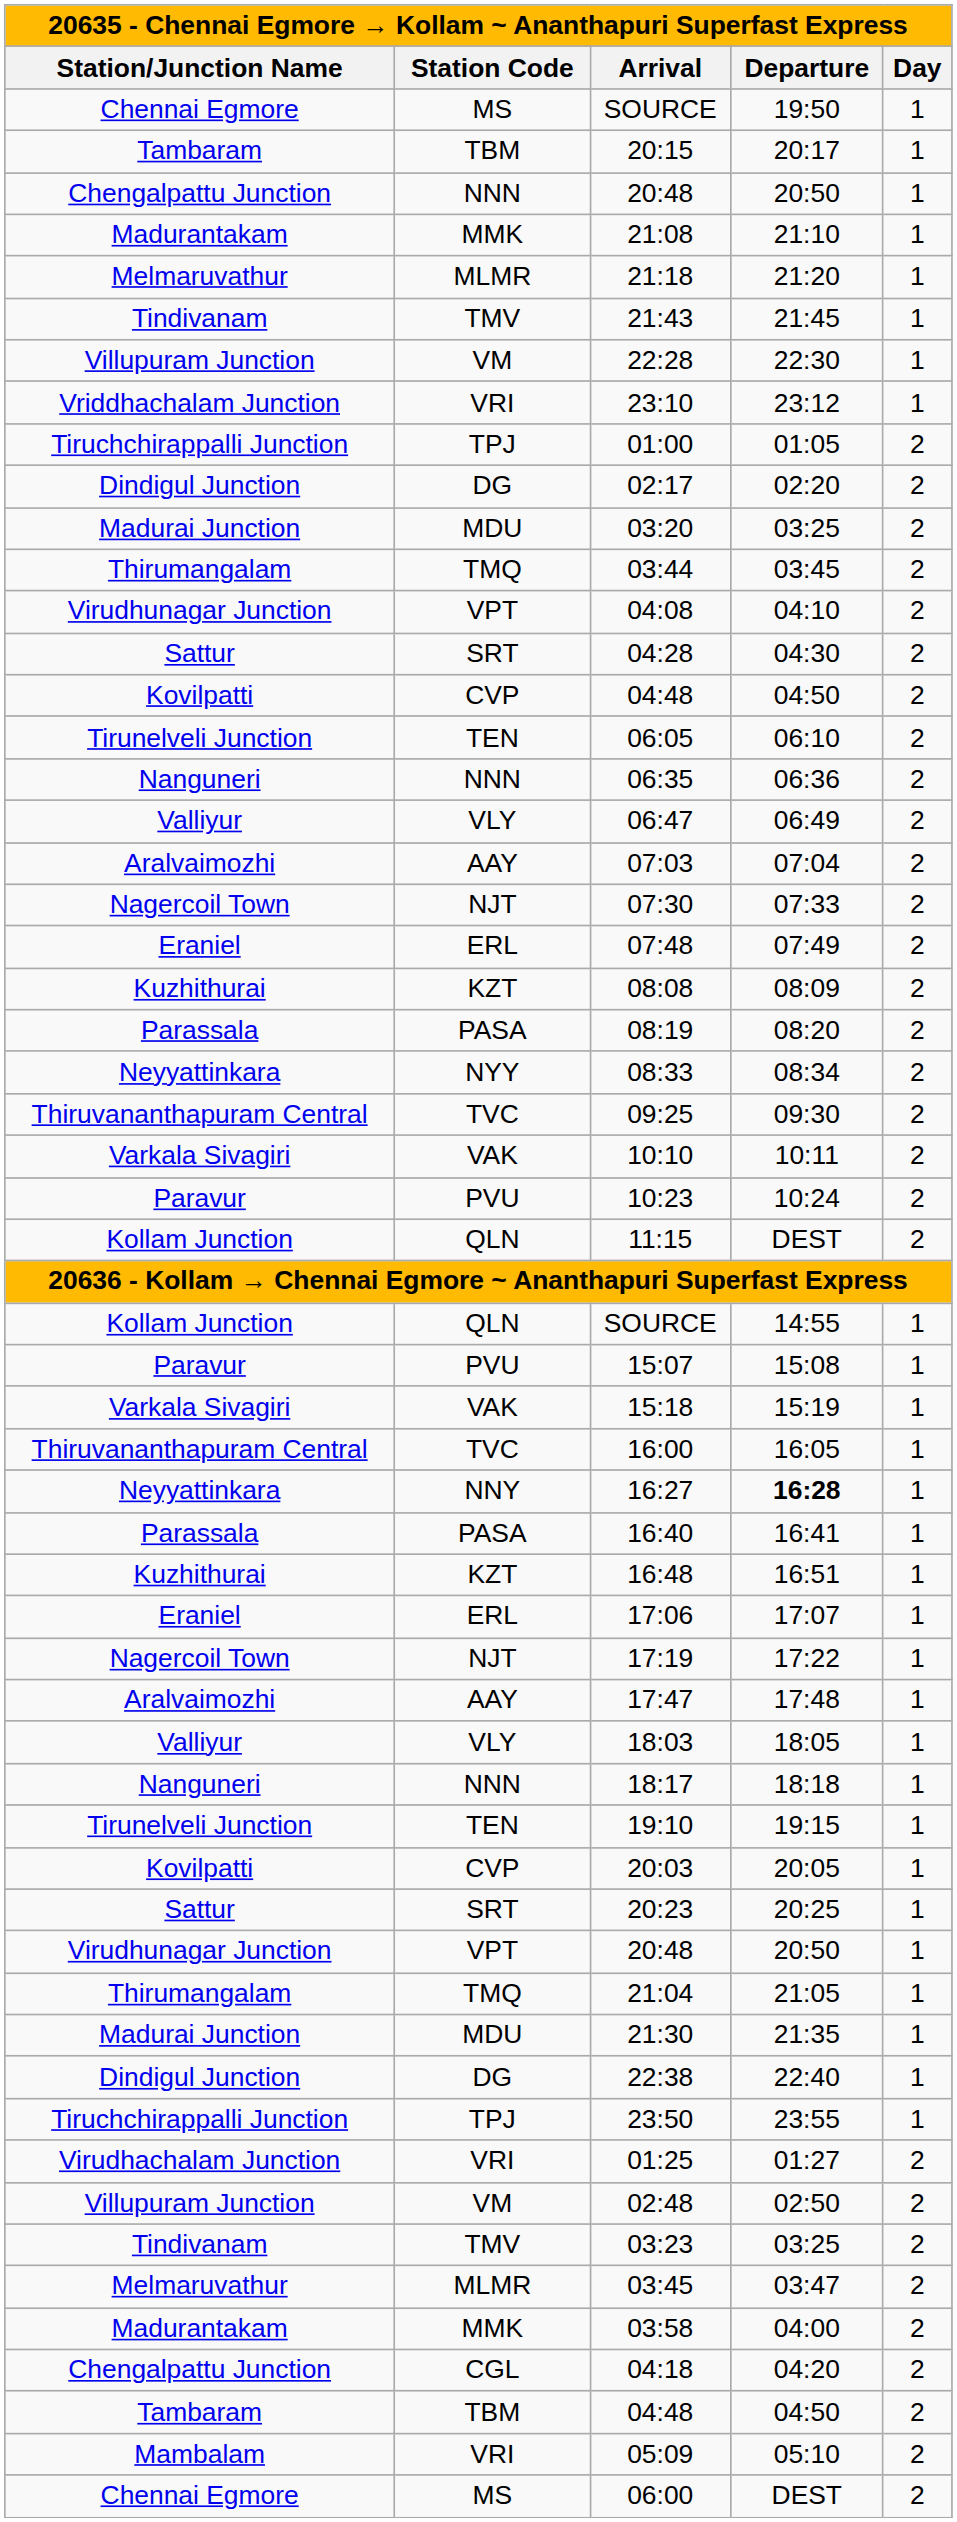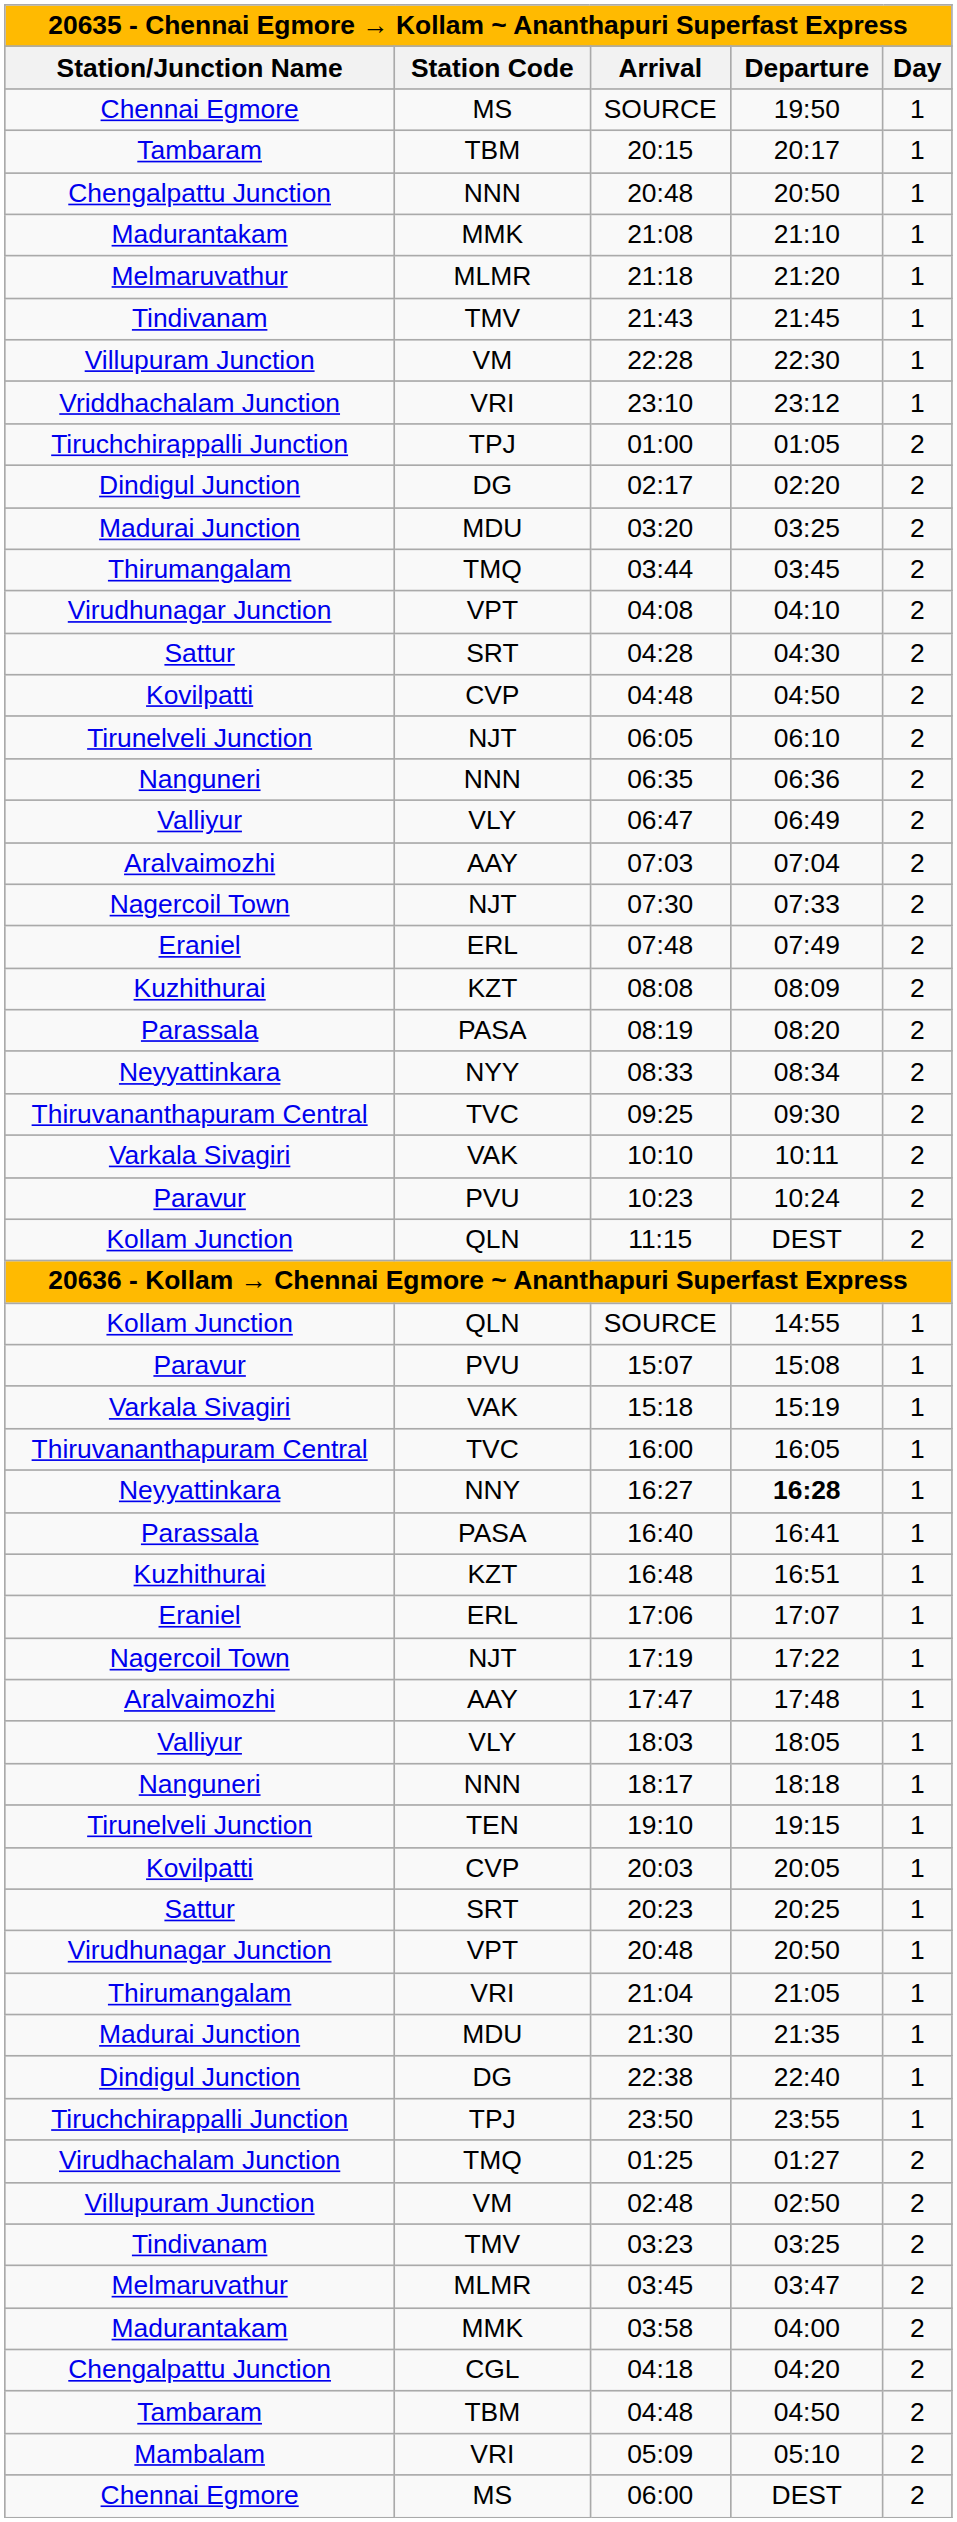(492, 737) TEN -> (492, 737) NJT
(492, 1993) TMQ -> (492, 1993) VRI
(492, 2160) VRI -> (492, 2160) TMQ
